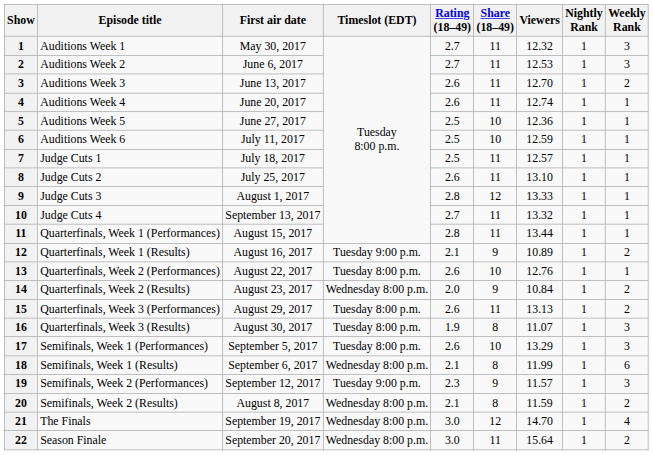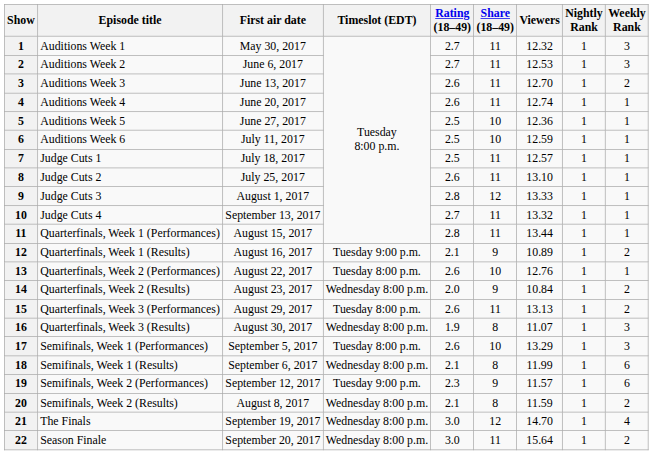(377, 327) Tuesday 8:00 p.m. -> (377, 327) Wednesday 8:00 p.m.
(627, 383) 3 -> (627, 383) 6
